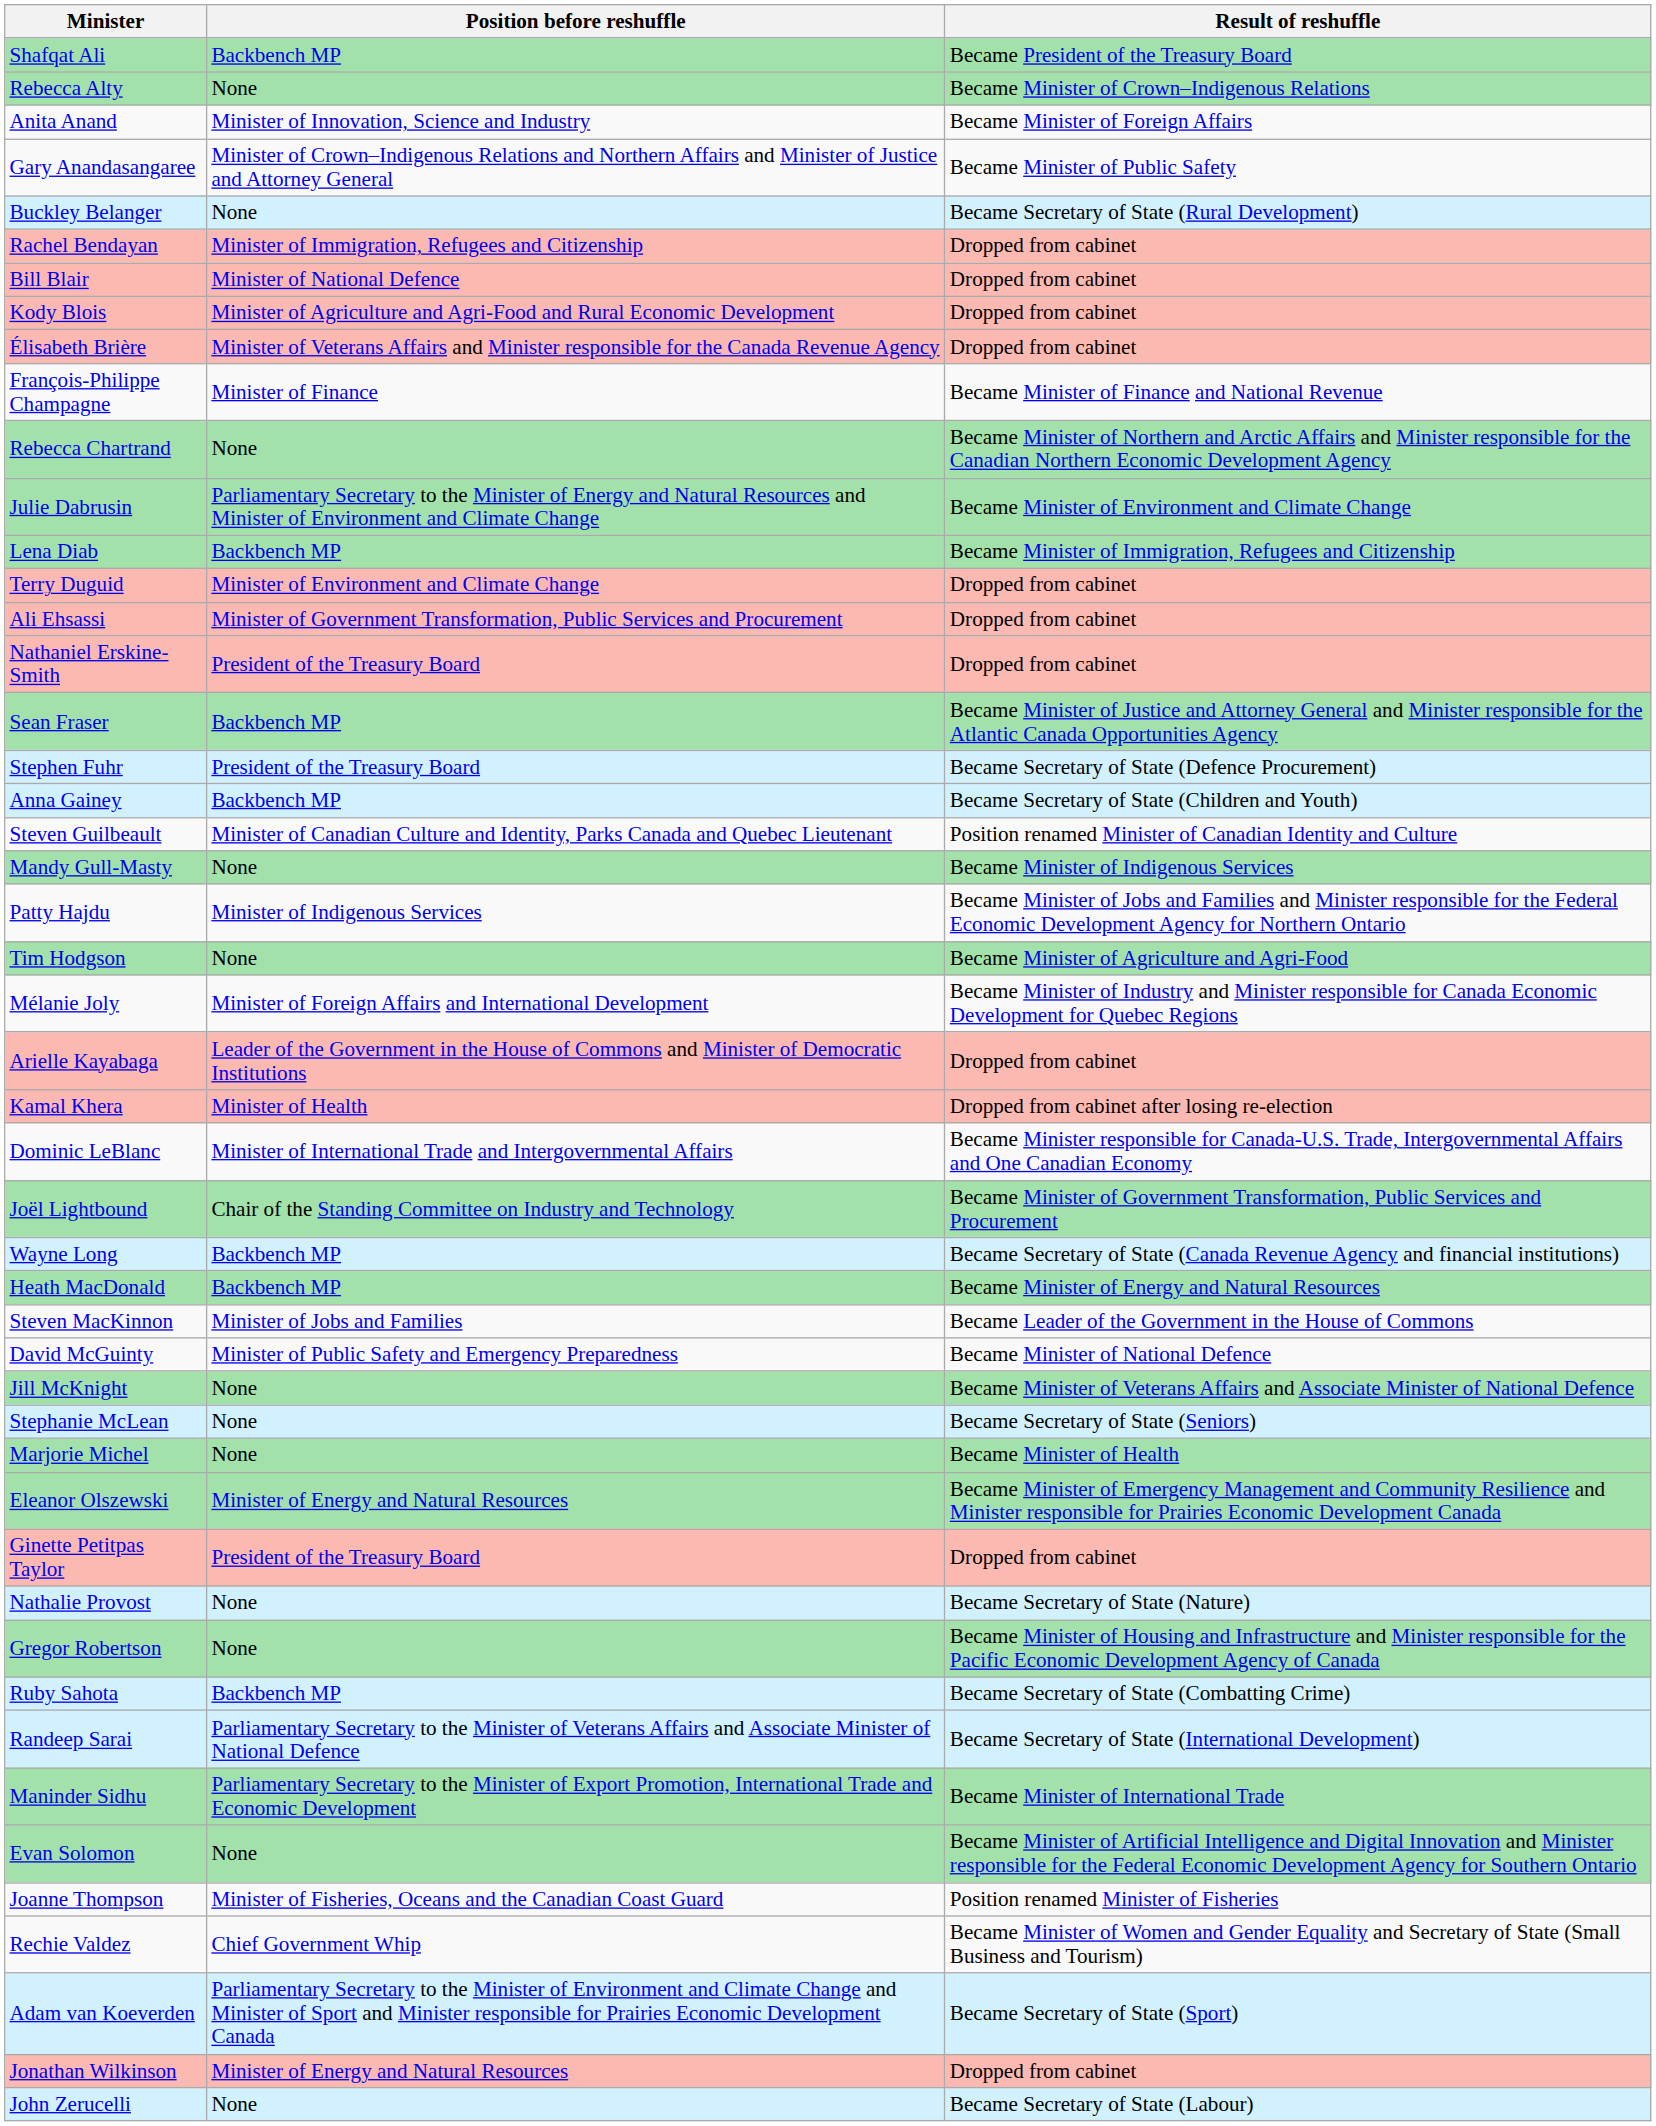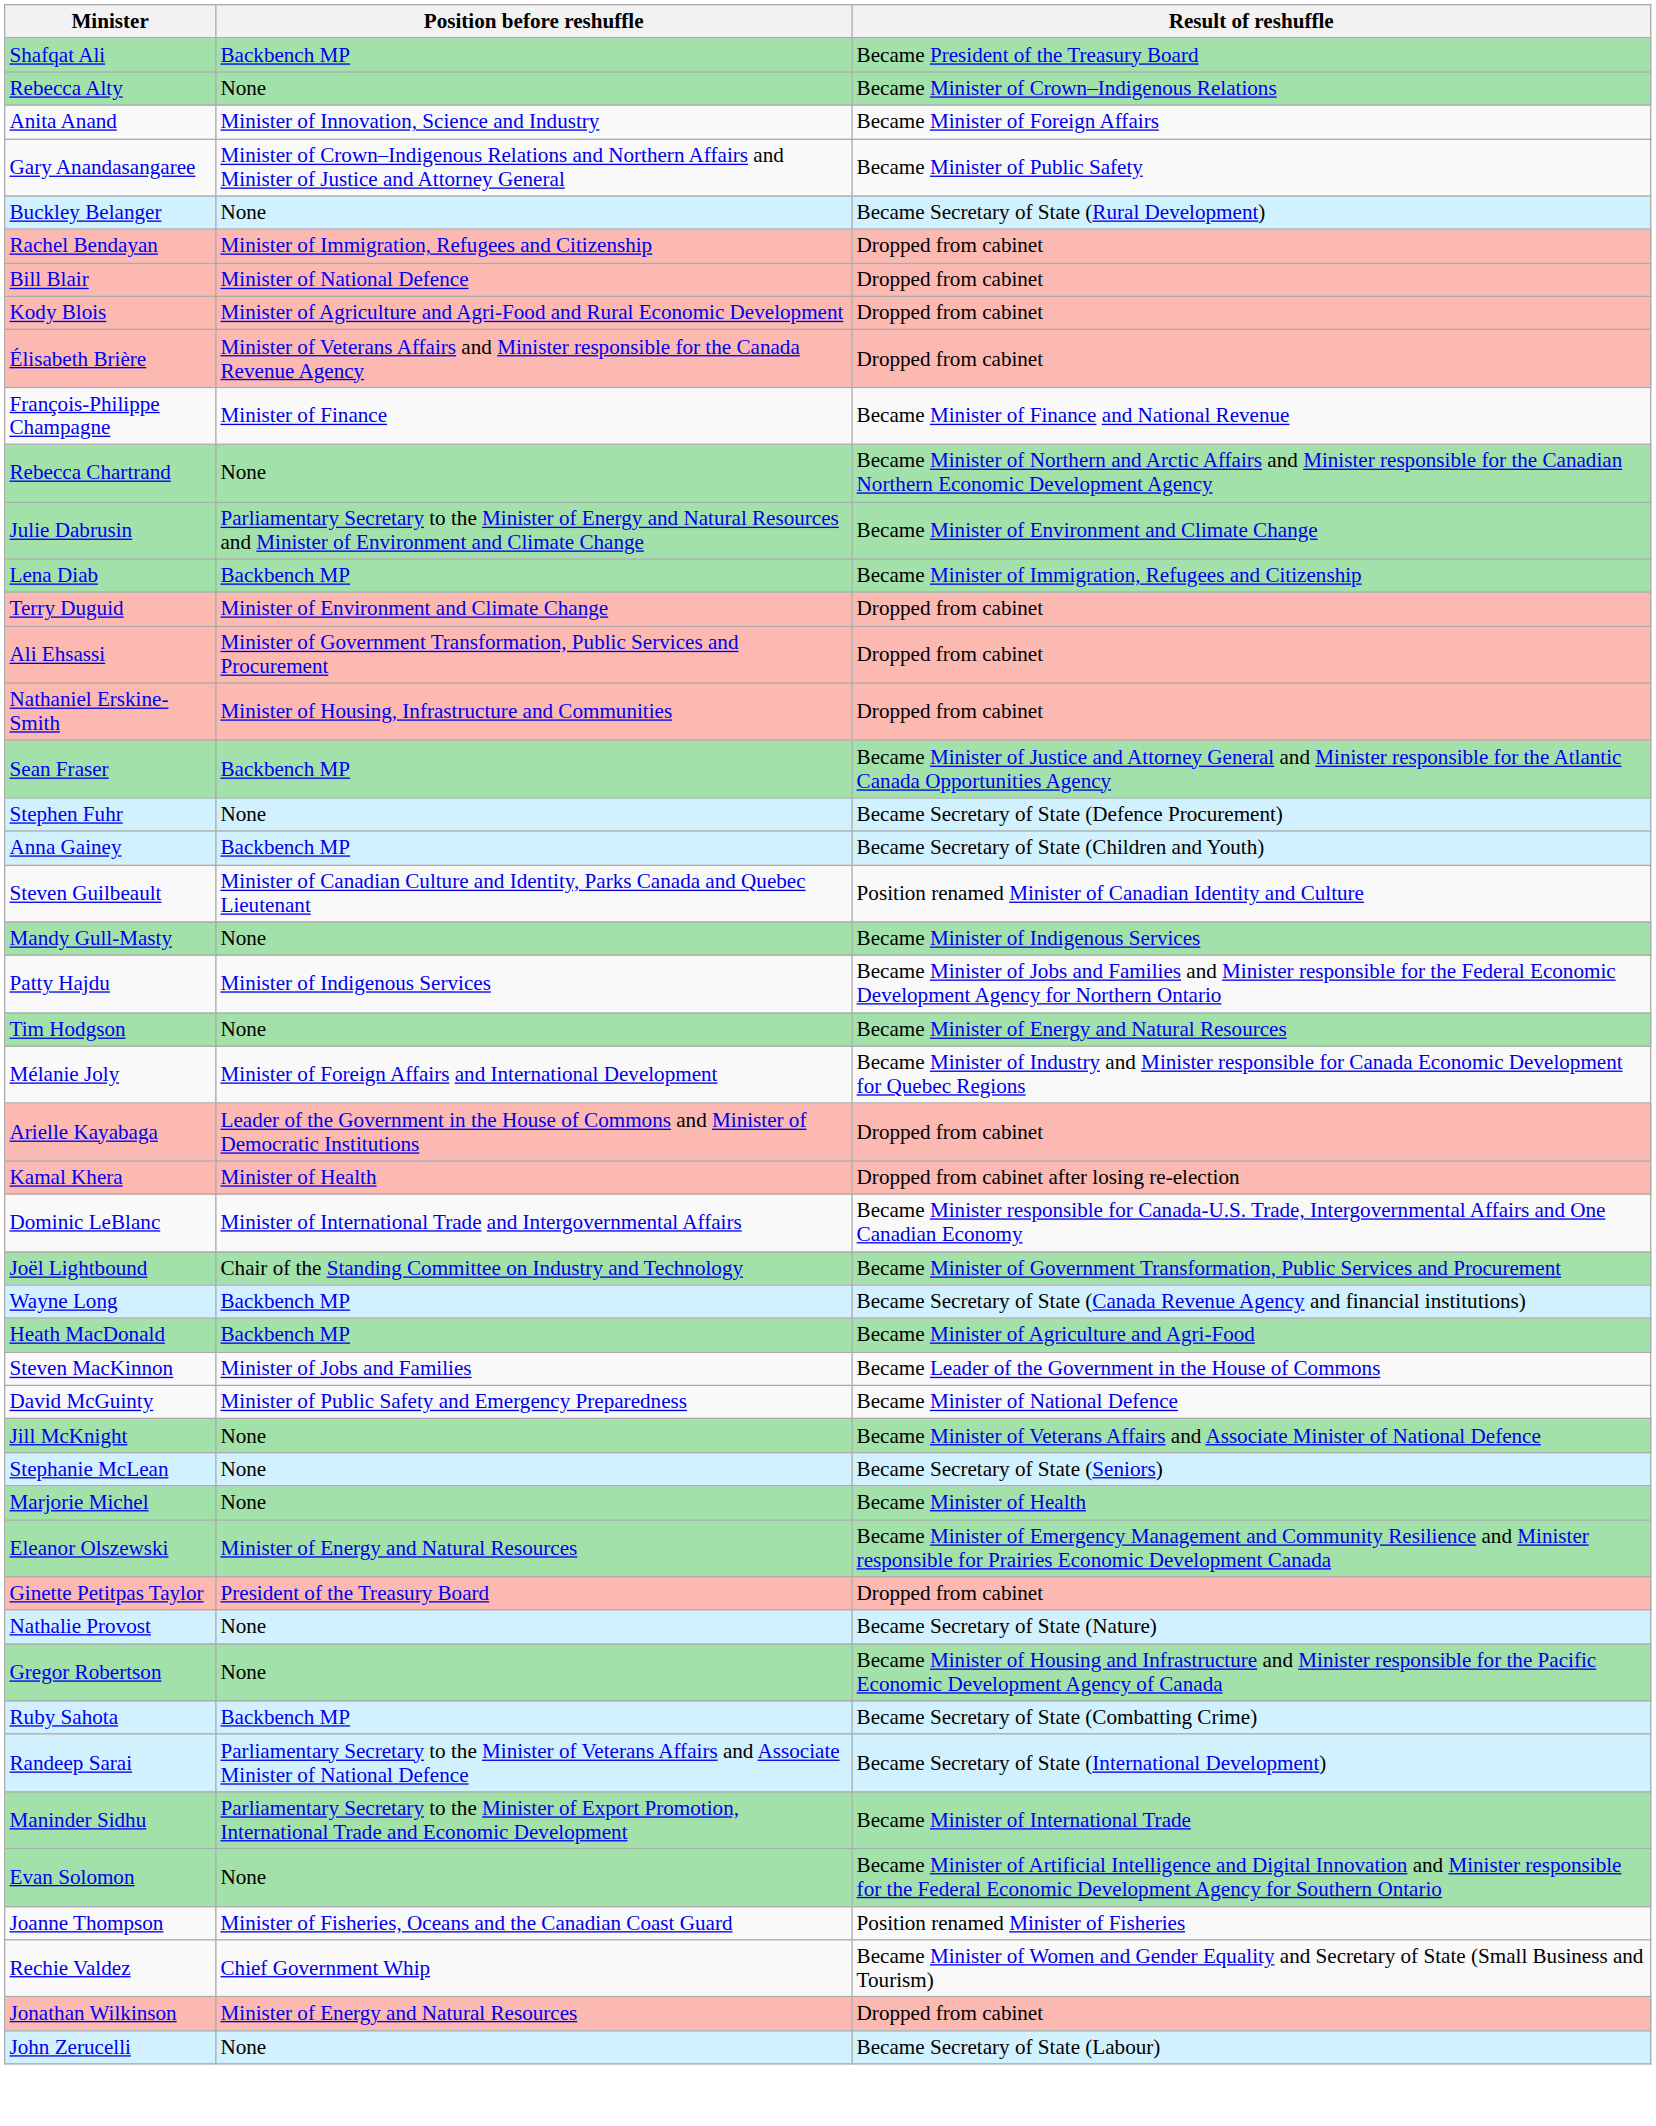(346, 664) President of the Treasury Board -> (446, 711) Minister of Housing, Infrastructure and Communities
(346, 766) President of the Treasury Board -> (243, 814) None
(1149, 957) Became Minister of Agriculture and Agri-Food -> (1072, 1029) Became Minister of Energy and Natural Resources
(1165, 1287) Became Minister of Energy and Natural Resources -> (1056, 1334) Became Minister of Agriculture and Agri-Food
- row: (102, 2013)
